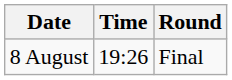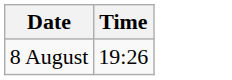- column: (190, 21)
